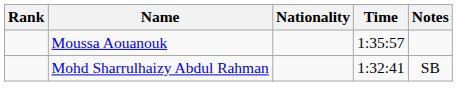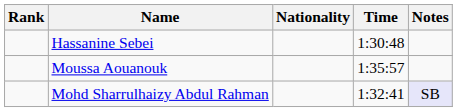+ row: (102, 43)
(430, 68) no background -> (430, 94) lavender background
